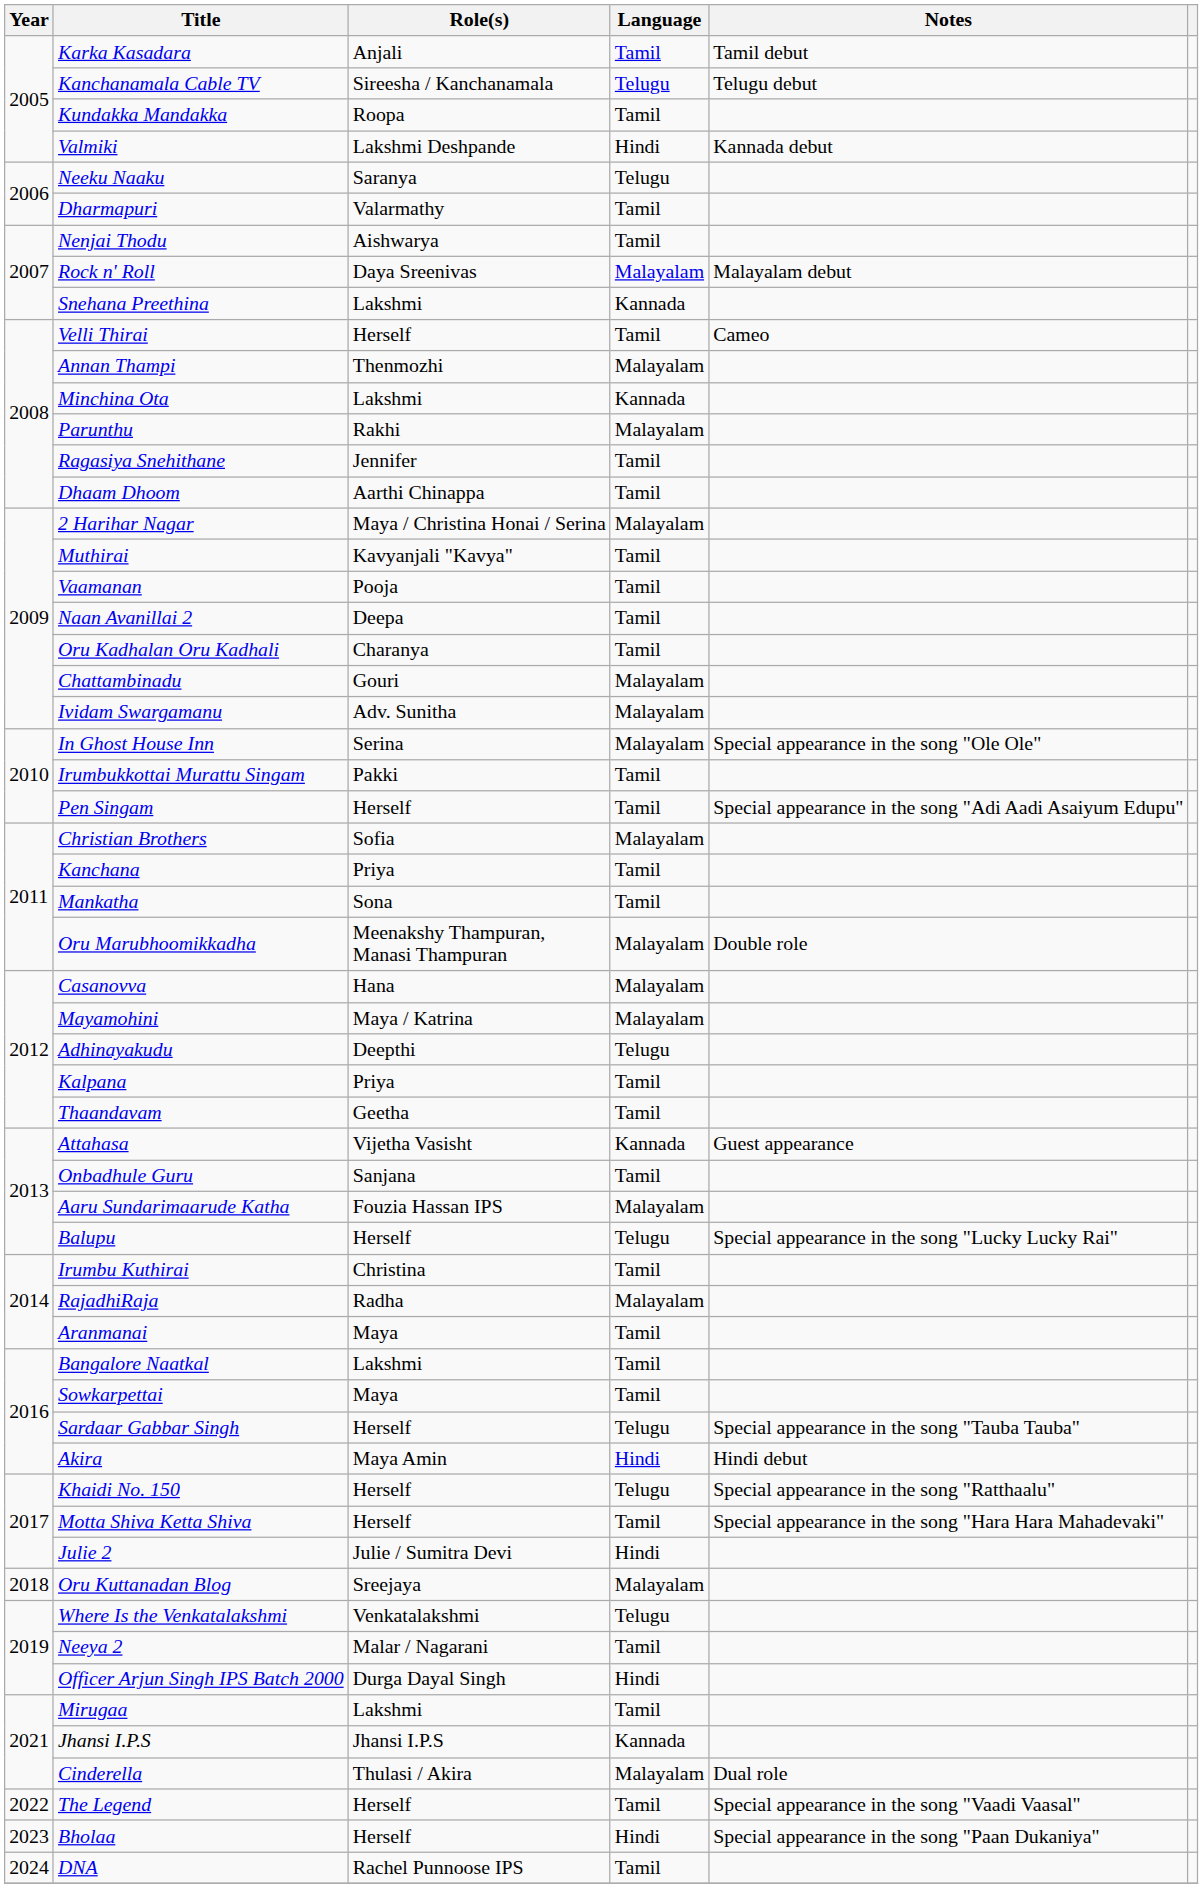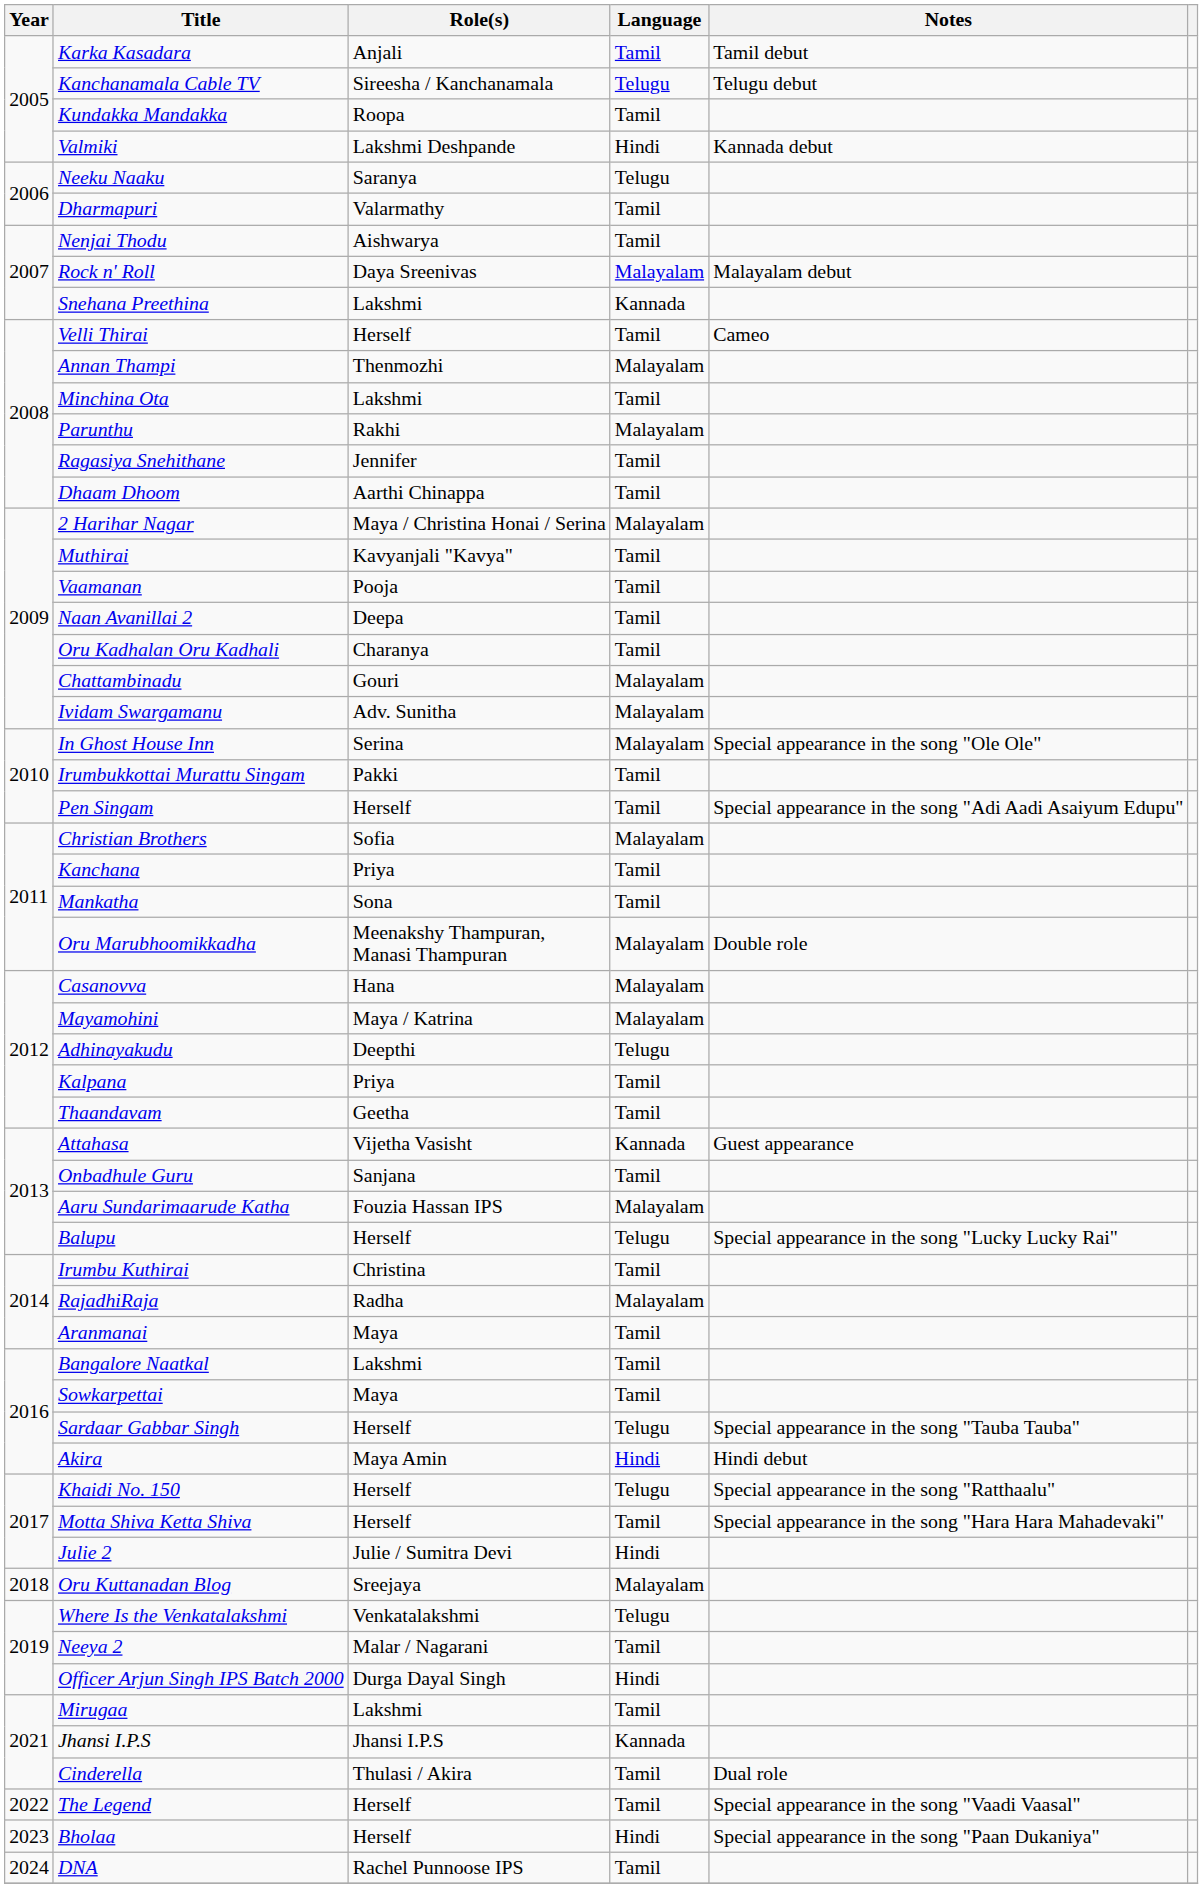(650, 397) Kannada -> (638, 397) Tamil
(659, 1773) Malayalam -> (638, 1773) Tamil
